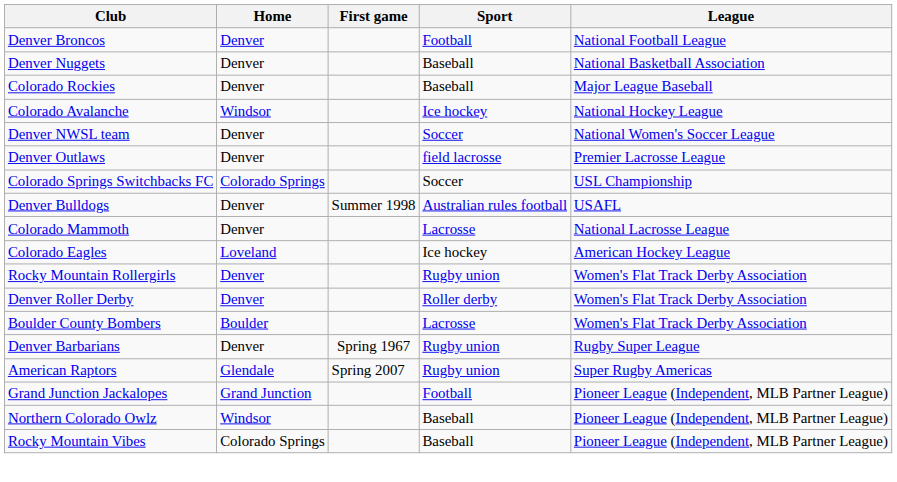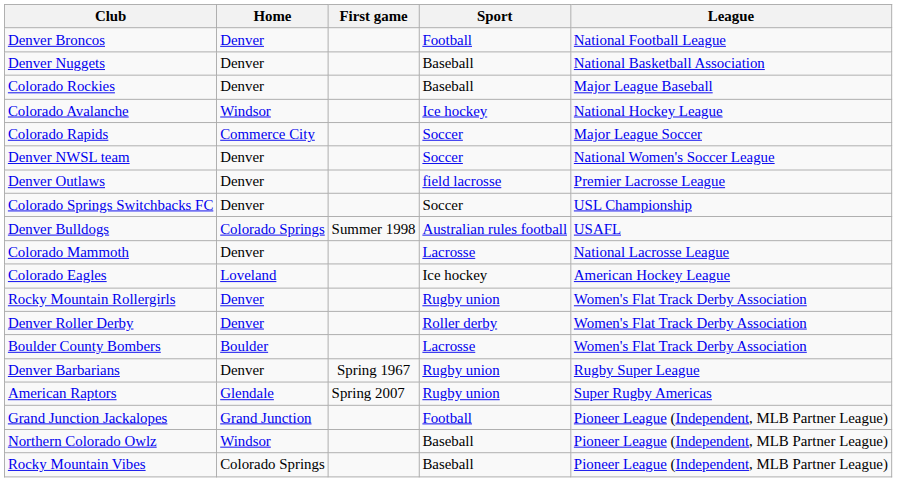+ row: (58, 134)
(272, 181) Colorado Springs -> (242, 205) Denver
(242, 205) Denver -> (272, 228) Colorado Springs
